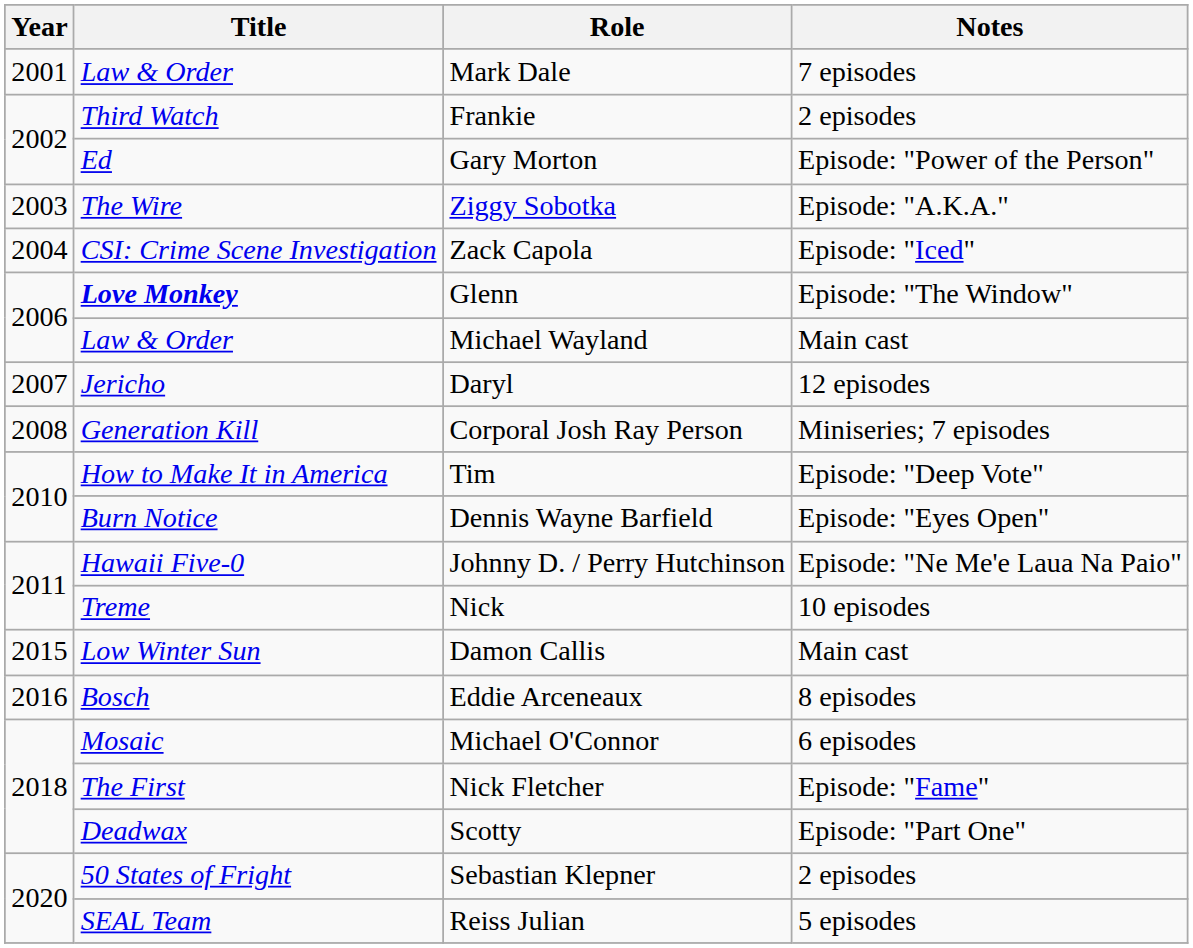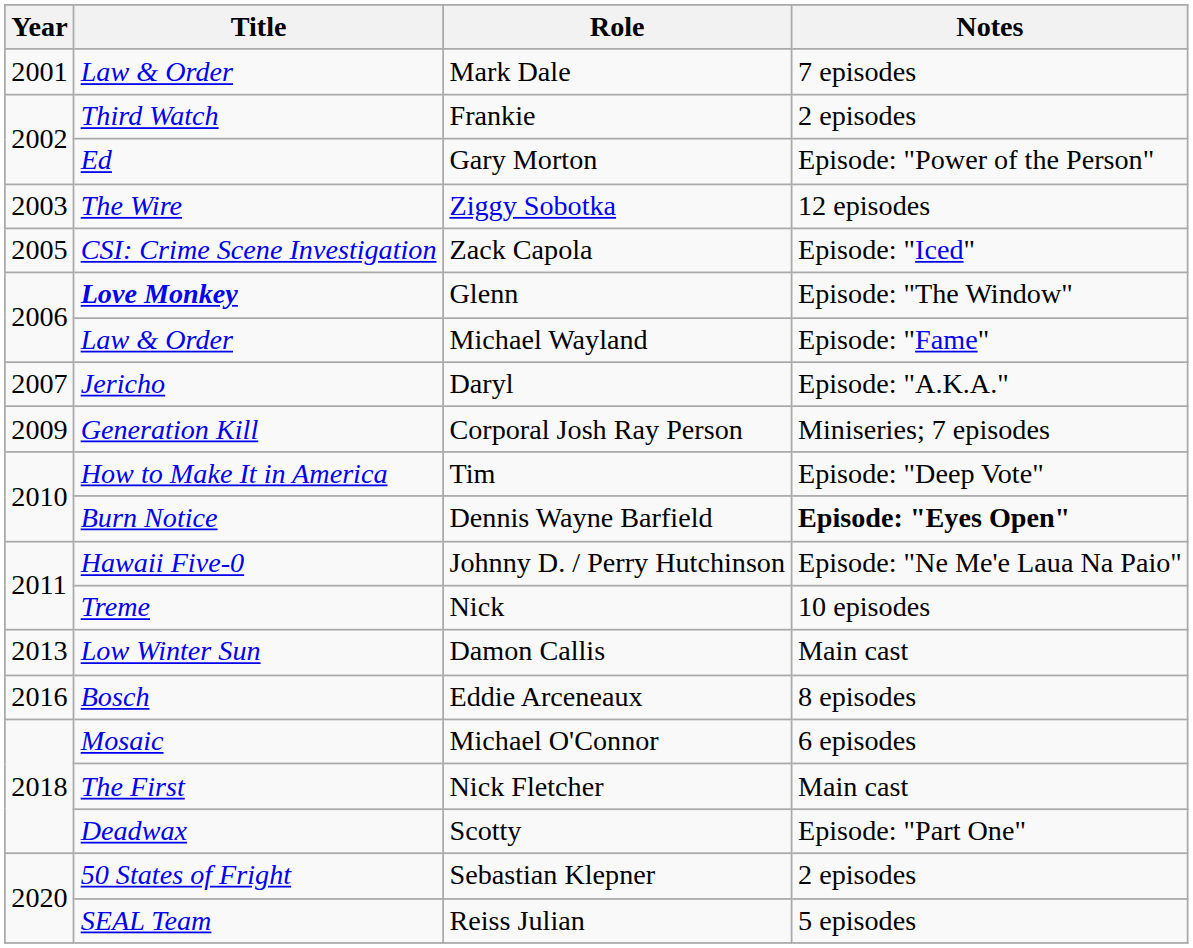(903, 205) Episode: "A.K.A." -> (864, 205) 12 episodes
(40, 250) 2004 -> (40, 250) 2005
(853, 339) Main cast -> (894, 339) Episode: "Fame"
(864, 384) 12 episodes -> (903, 384) Episode: "A.K.A."
(40, 428) 2008 -> (40, 428) 2009
(924, 518) normal -> (934, 518) bold
(40, 652) 2015 -> (40, 652) 2013
(894, 786) Episode: "Fame" -> (853, 786) Main cast
